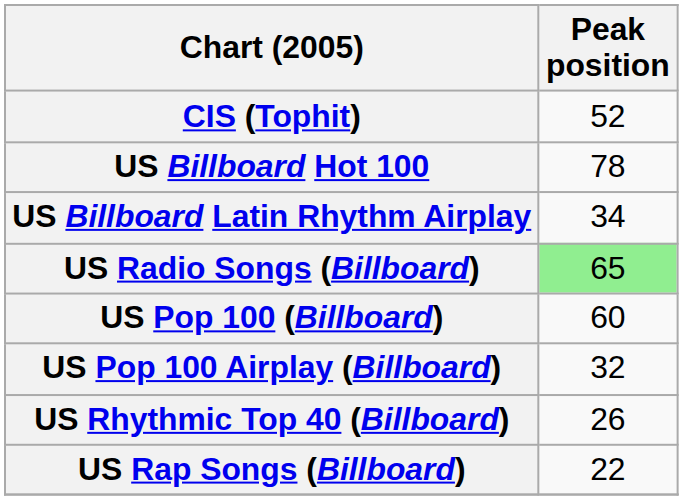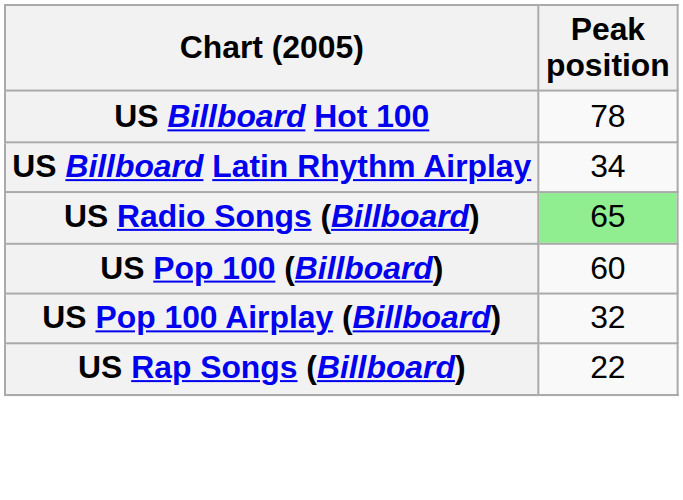- row: (272, 116)
- row: (272, 419)
